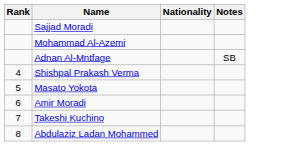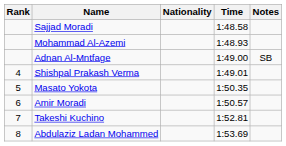+ column: (232, 12)
